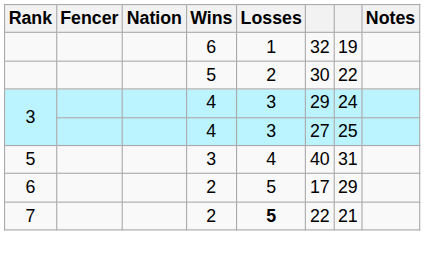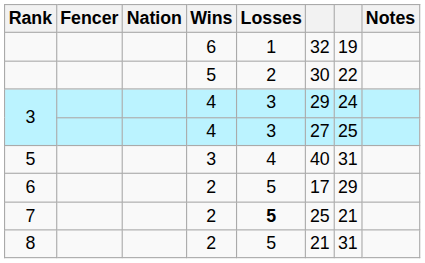(320, 215) 22 -> (320, 215) 25
+ row: (30, 243)
